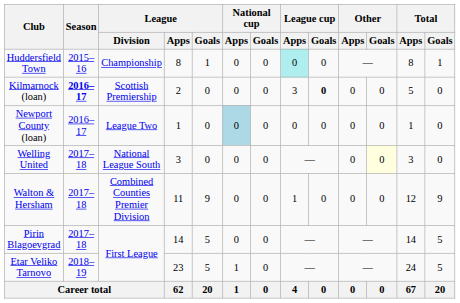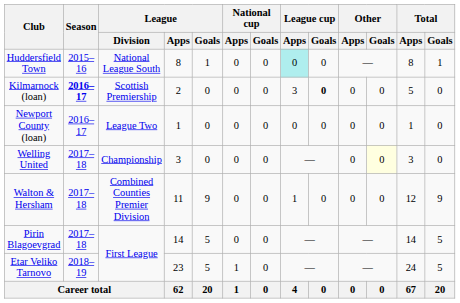(132, 63) Championship -> (132, 63) National League South
(236, 125) lightblue background -> (236, 125) no background
(132, 159) National League South -> (132, 159) Championship
